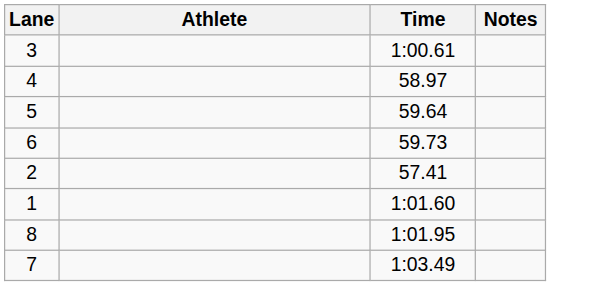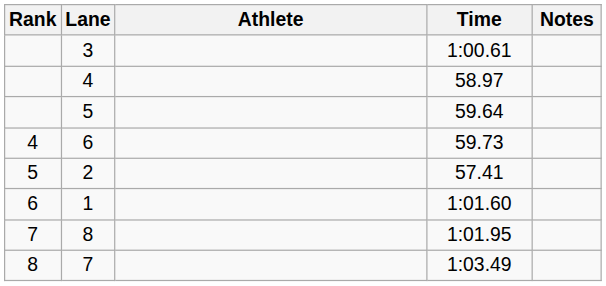+ column: (33, 19)
